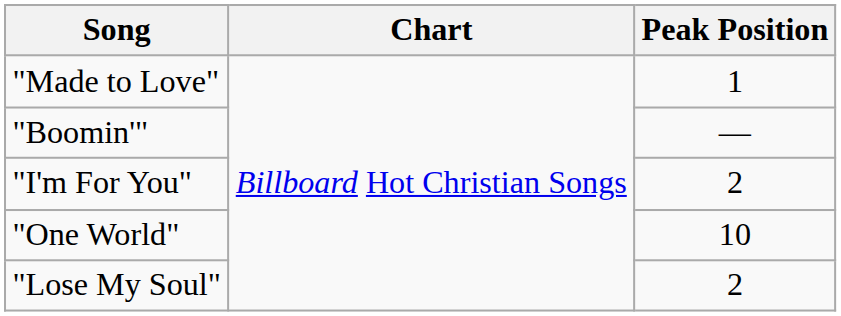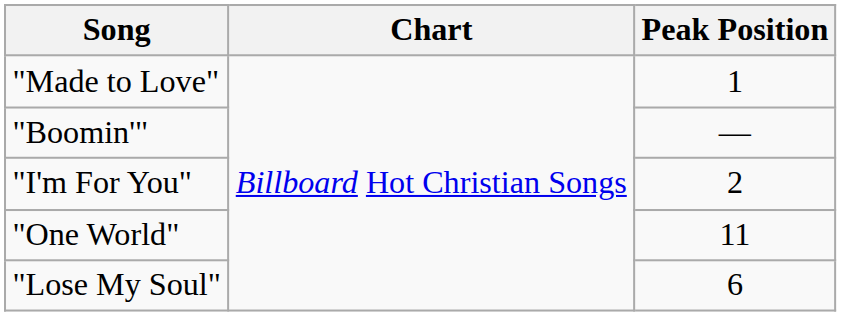(735, 234) 10 -> (735, 234) 11
(735, 285) 2 -> (735, 285) 6
